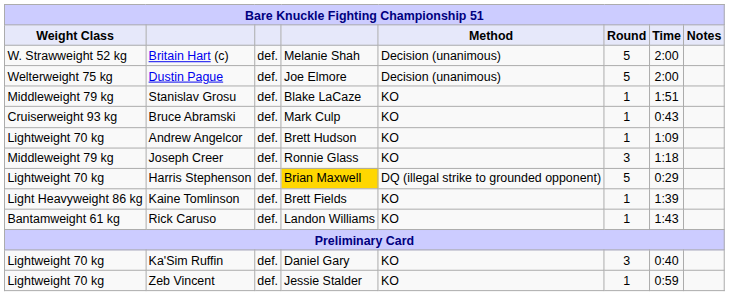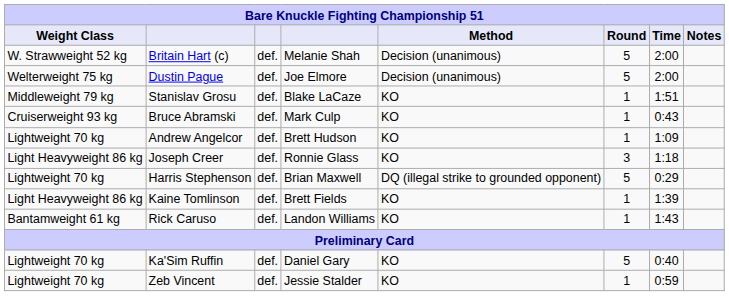(61, 158) Middleweight 79 kg -> (75, 158) Light Heavyweight 86 kg
(323, 178) gold background -> (323, 178) no background
(627, 260) 3 -> (627, 260) 5
